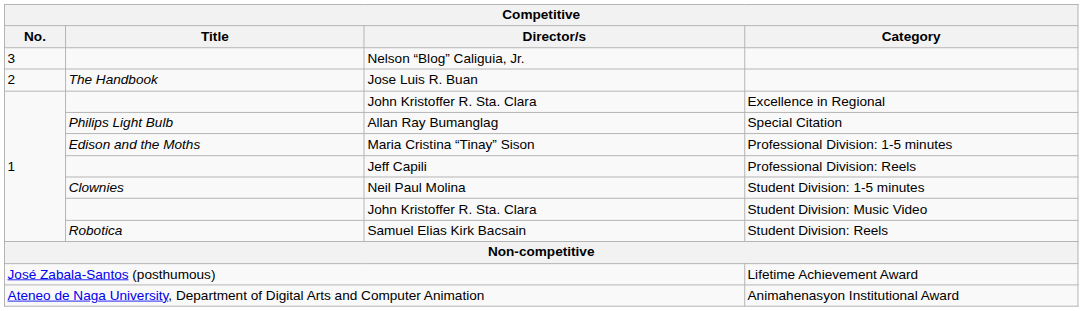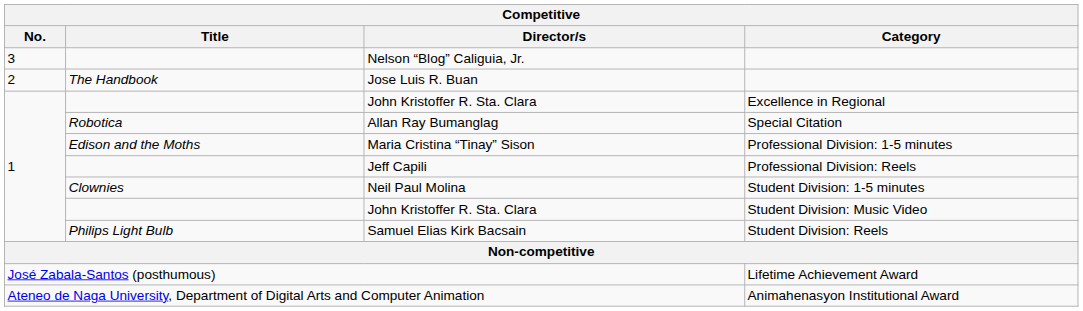(121, 123) Philips Light Bulb -> (95, 123) Robotica
(95, 230) Robotica -> (121, 230) Philips Light Bulb
